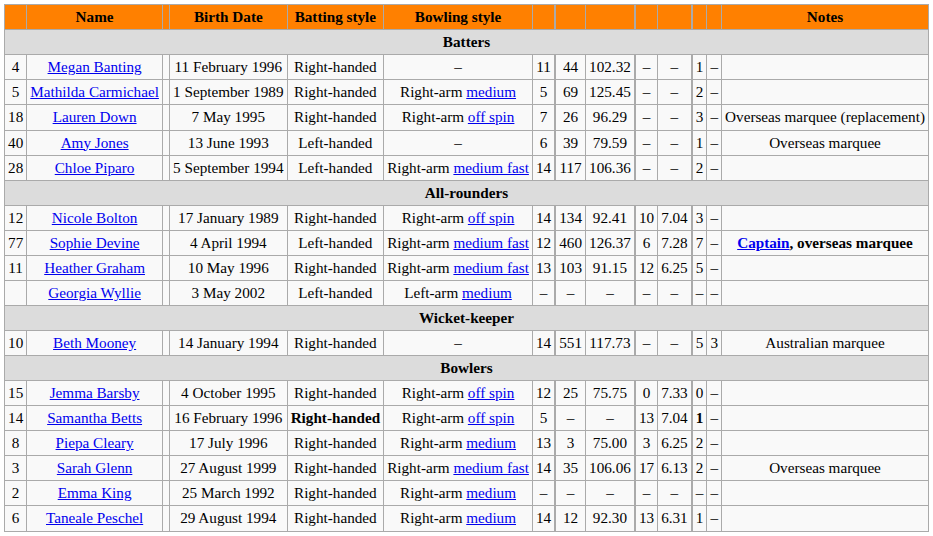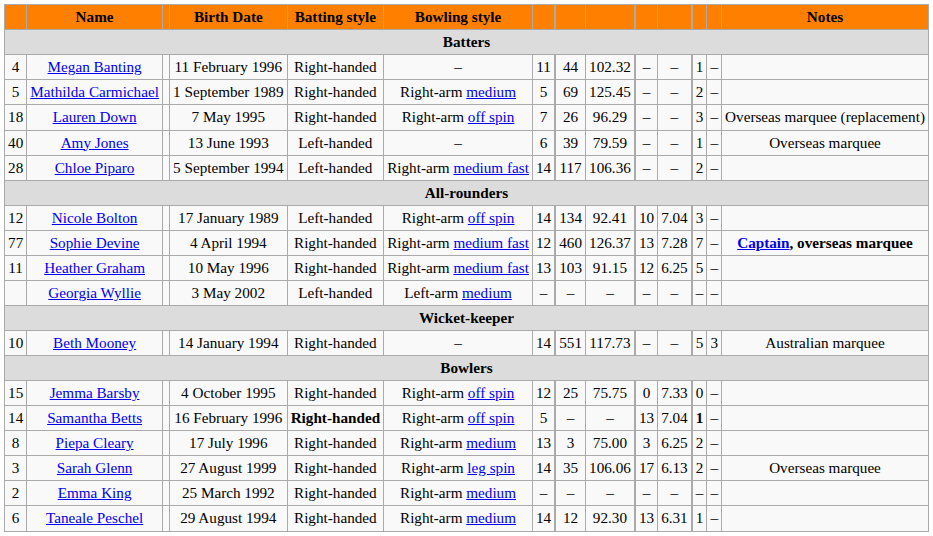(335, 217) Right-handed -> (335, 217) Left-handed
(335, 242) Left-handed -> (335, 242) Right-handed
(646, 242) 6 -> (646, 242) 13
(458, 468) Right-arm medium fast -> (458, 468) Right-arm leg spin
